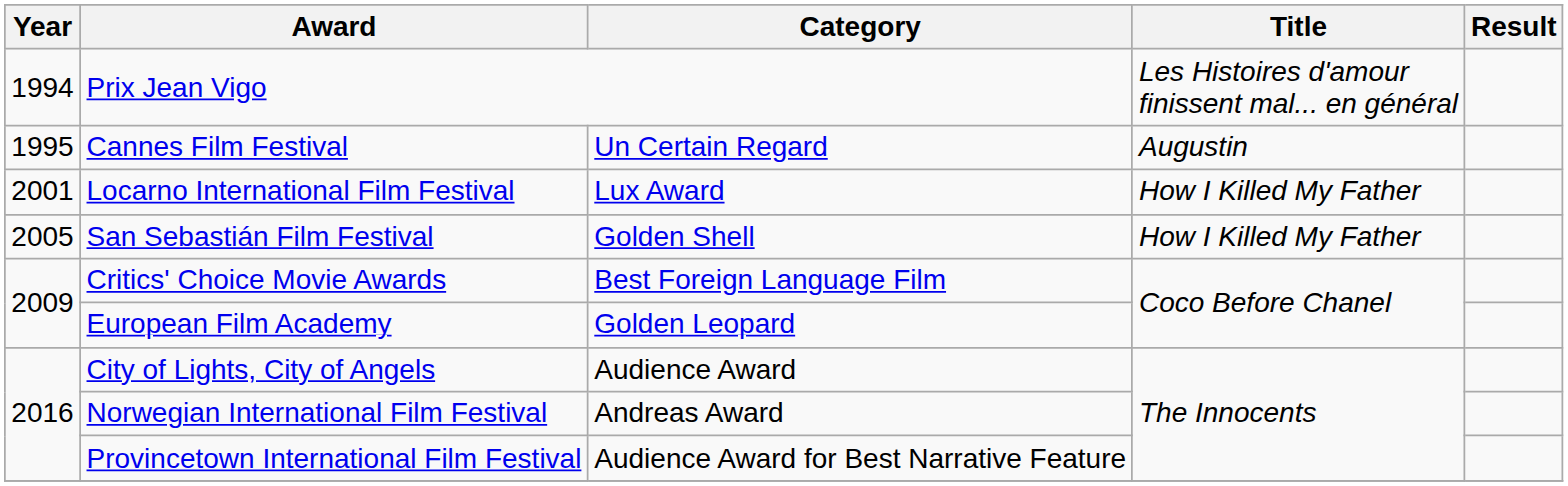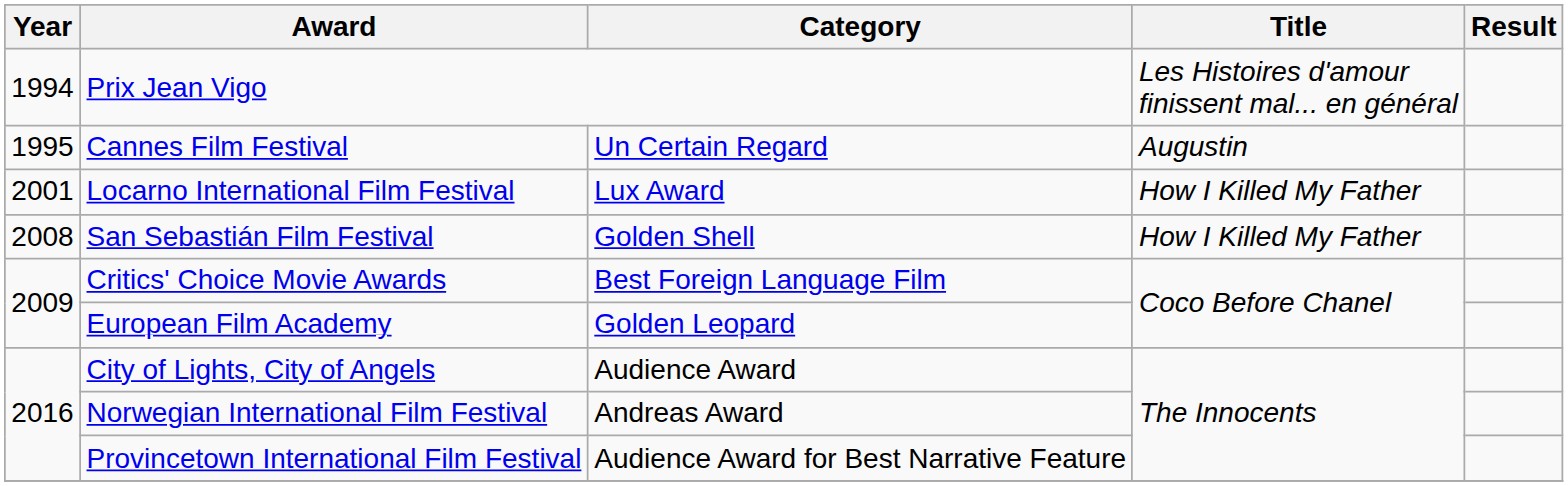(42, 235) 2005 -> (42, 235) 2008
